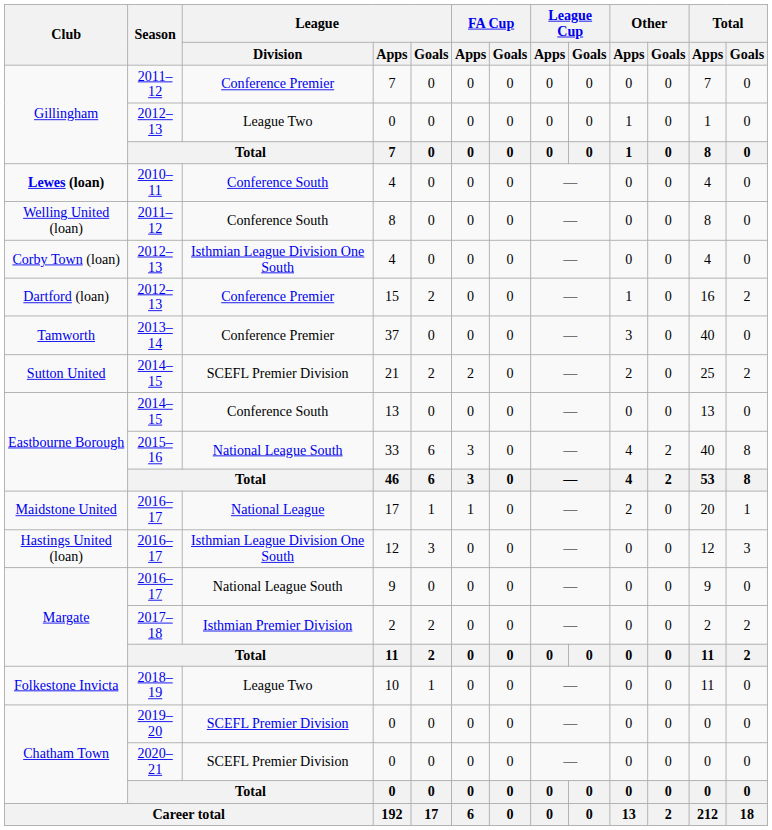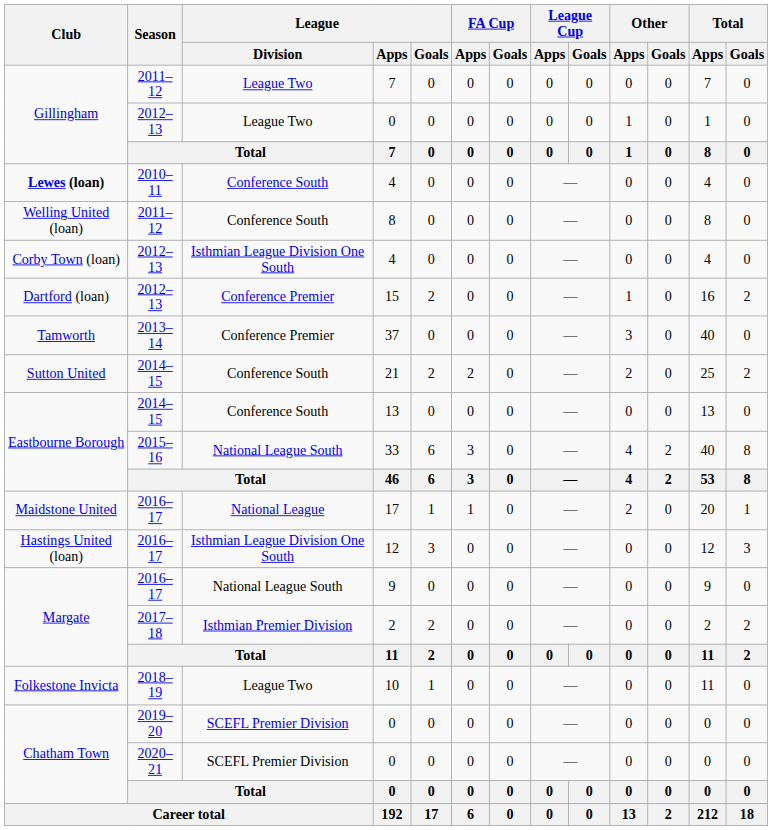(278, 84) Conference Premier -> (278, 84) League Two
(278, 373) SCEFL Premier Division -> (278, 373) Conference South
